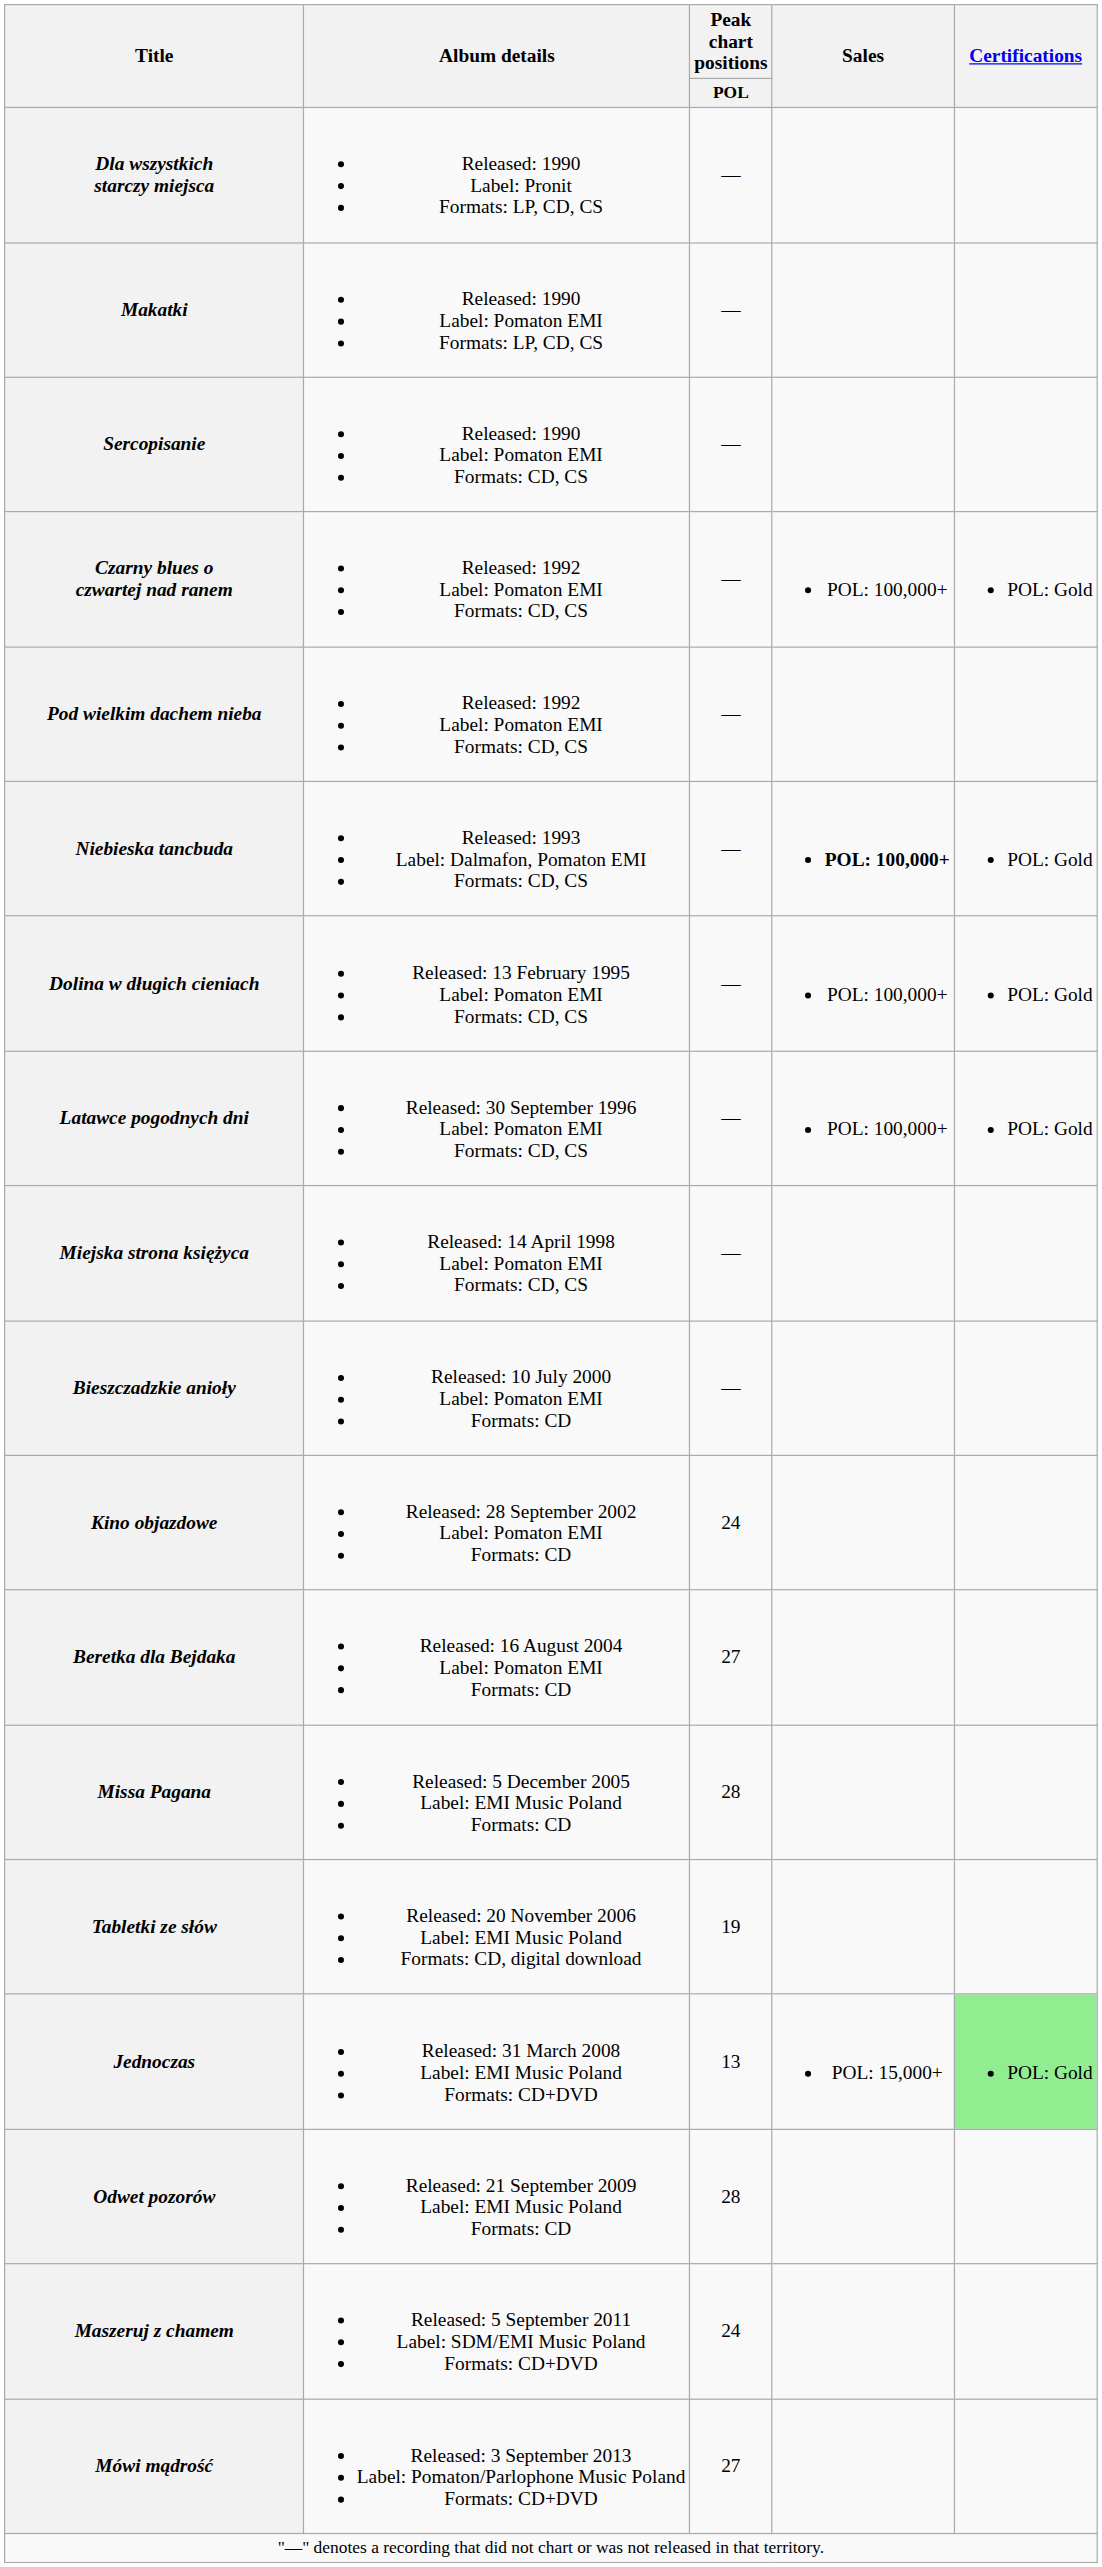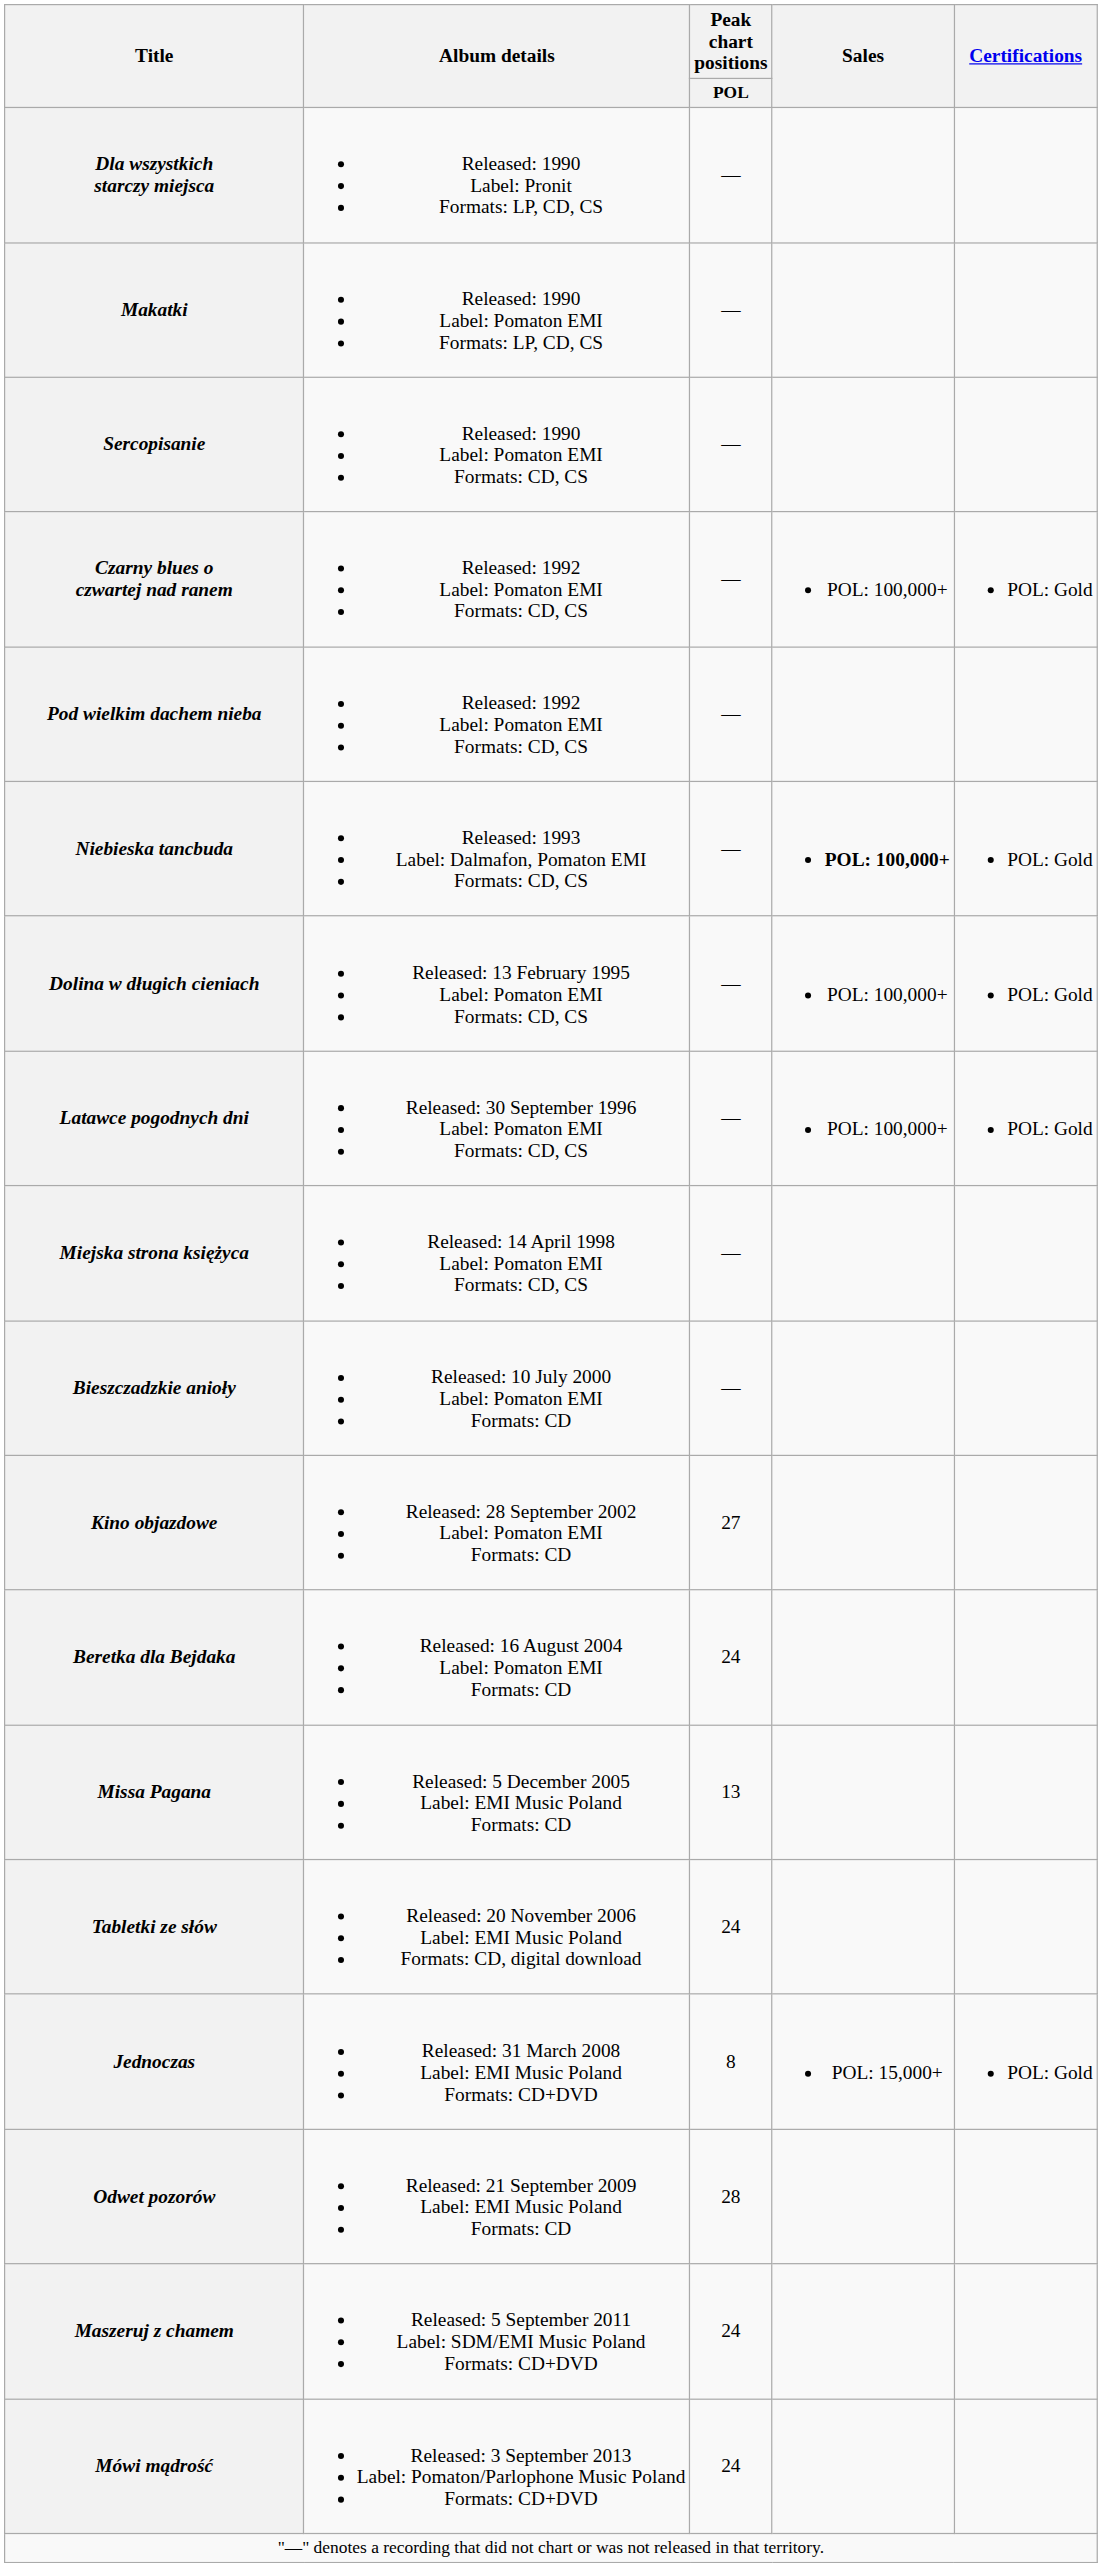(731, 1522) 24 -> (731, 1522) 27
(731, 1657) 27 -> (731, 1657) 24
(731, 1792) 28 -> (731, 1792) 13
(731, 1926) 19 -> (731, 1926) 24
(731, 2061) 13 -> (731, 2061) 8
(1026, 2073) lightgreen background -> (1026, 2073) no background
(731, 2465) 27 -> (731, 2465) 24
